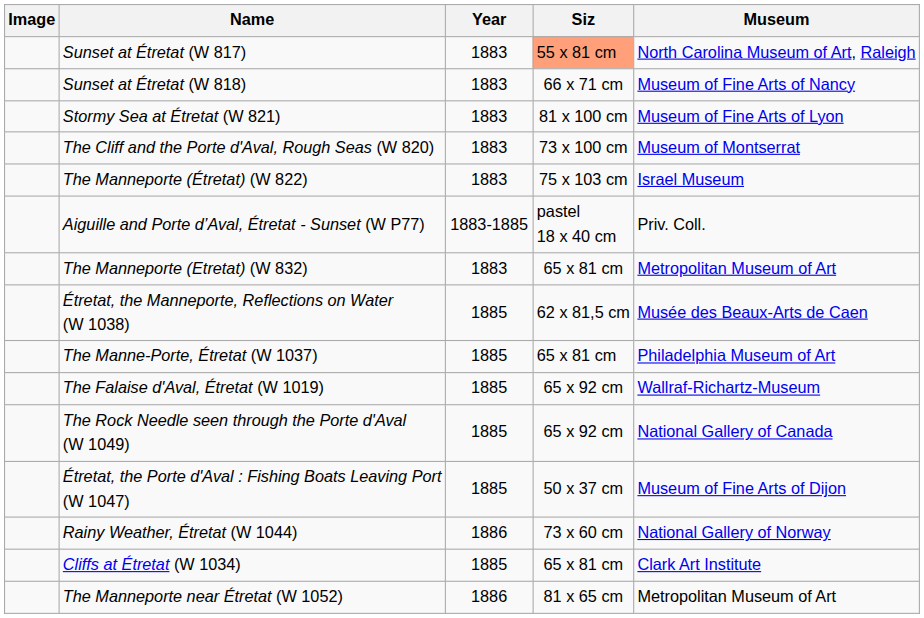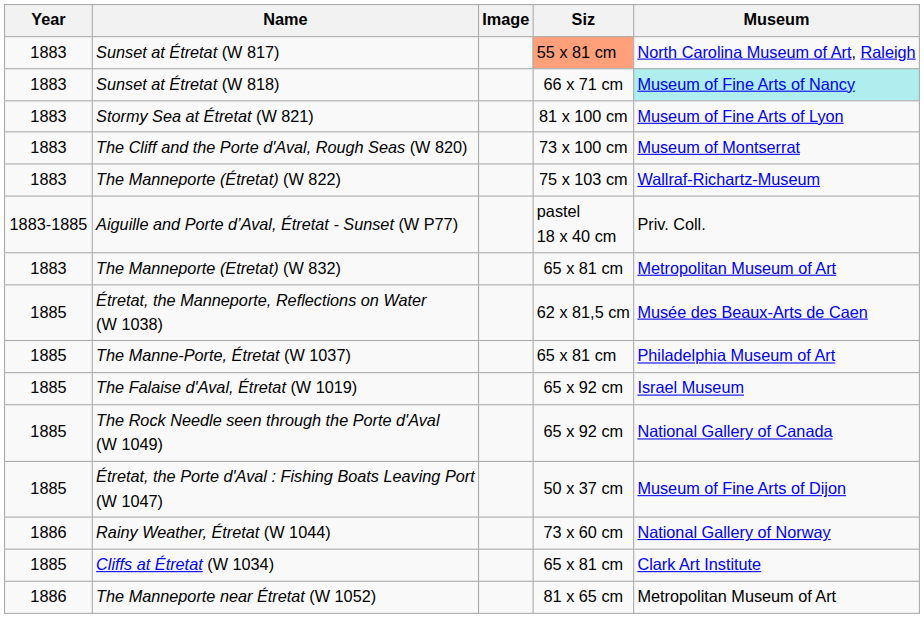columns swapped: (32, 20) <-> (489, 20)
(746, 84) no background -> (746, 84) paleturquoise background
(691, 179) Israel Museum -> (729, 179) Wallraf-Richartz-Museum
(729, 388) Wallraf-Richartz-Museum -> (691, 388) Israel Museum
